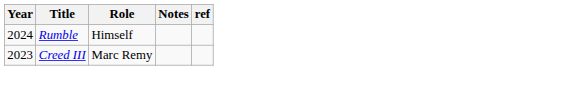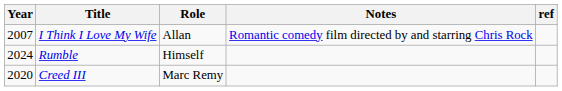+ row: (98, 34)
(20, 55) 2023 -> (20, 75) 2020
